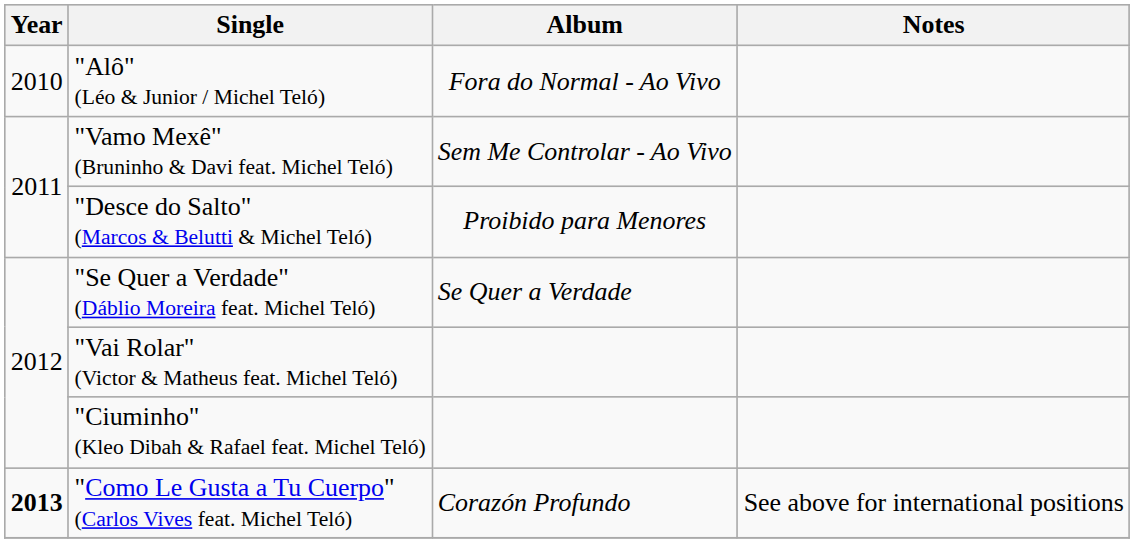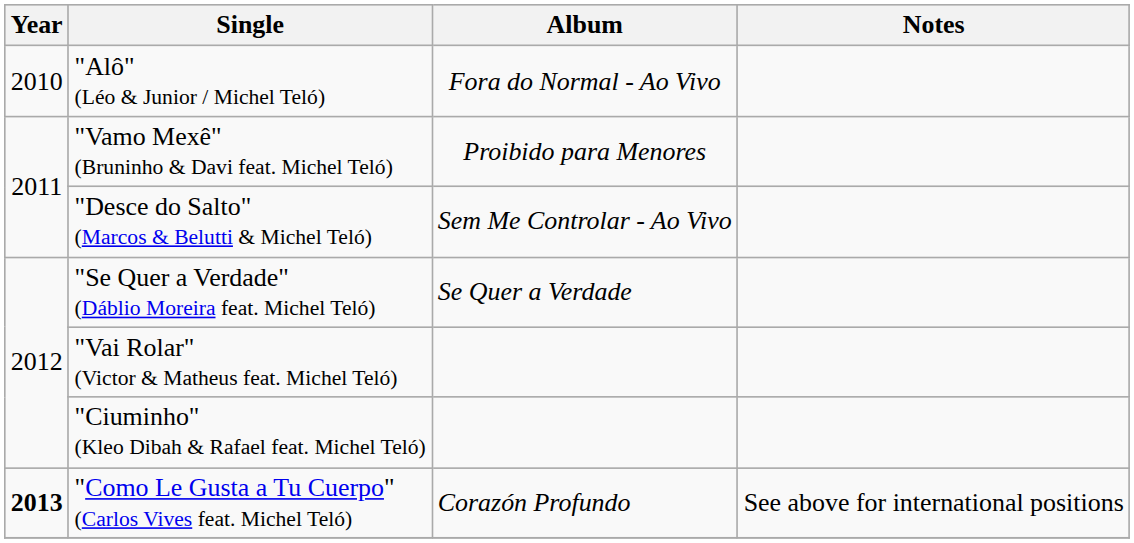(585, 151) Sem Me Controlar - Ao Vivo -> (585, 151) Proibido para Menores
(585, 221) Proibido para Menores -> (585, 221) Sem Me Controlar - Ao Vivo
